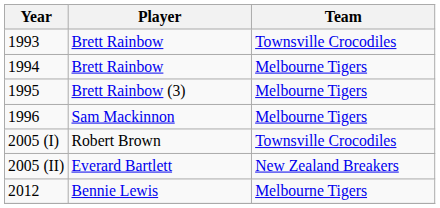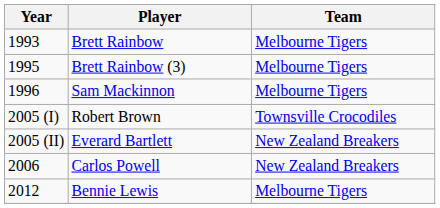(326, 41) Townsville Crocodiles -> (311, 41) Melbourne Tigers
- row: (24, 66)
+ row: (24, 166)
